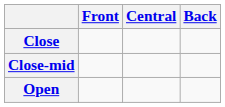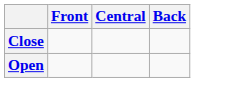- row: (41, 65)
